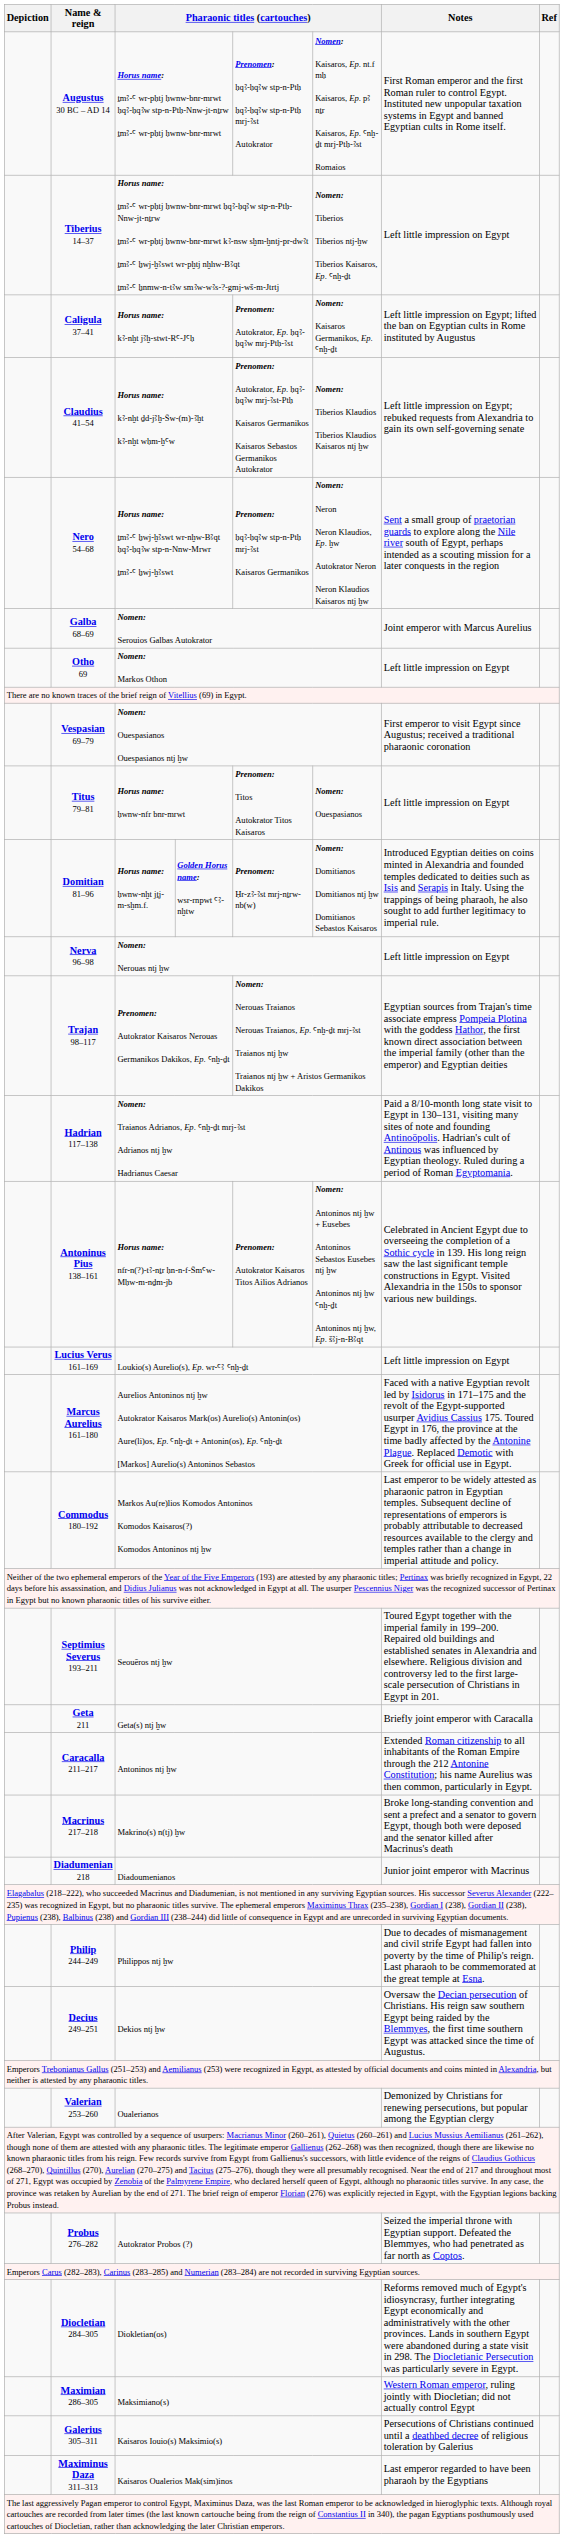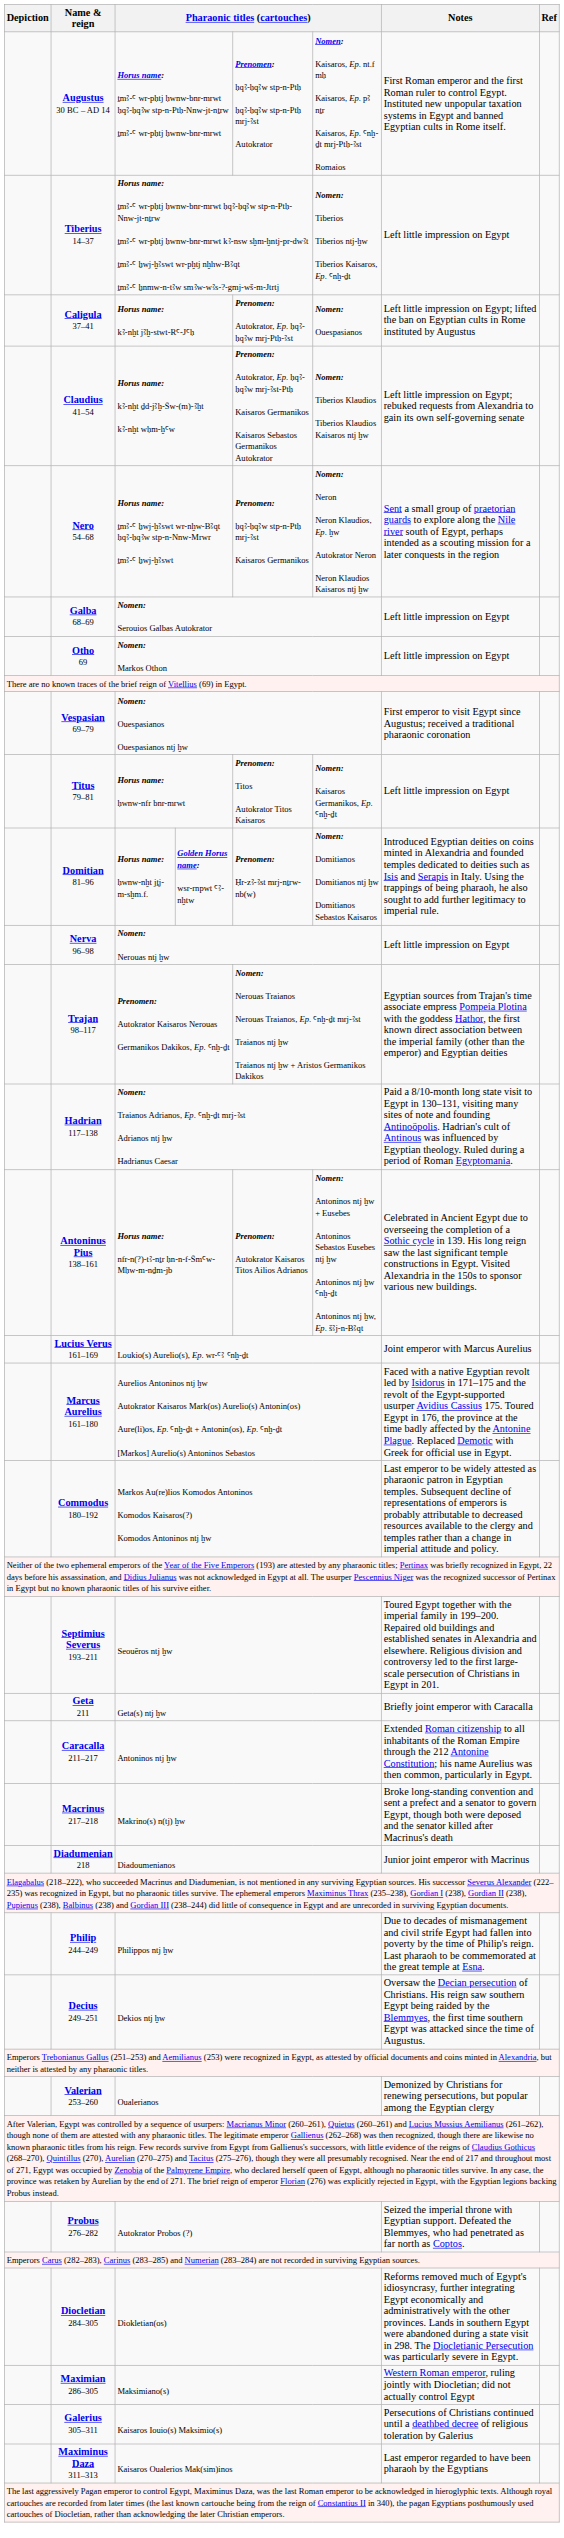(344, 326) Nomen: Kaisaros Germanikos, Ep. Ꜥnḫ-ḏt -> (339, 320) Nomen: Ouespasianos
(458, 628) Joint emperor with Marcus Aurelius -> (447, 616) Left little impression on Egypt
(339, 802) Nomen: Ouespasianos -> (344, 791) Nomen: Kaisaros Germanikos, Ep. Ꜥnḫ-ḏt
(447, 1361) Left little impression on Egypt -> (458, 1349) Joint emperor with Marcus Aurelius
